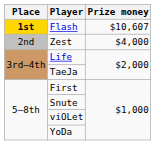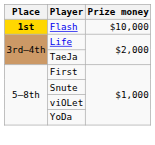(129, 27) $10,607 -> (129, 27) $10,000
- row: (61, 42)
